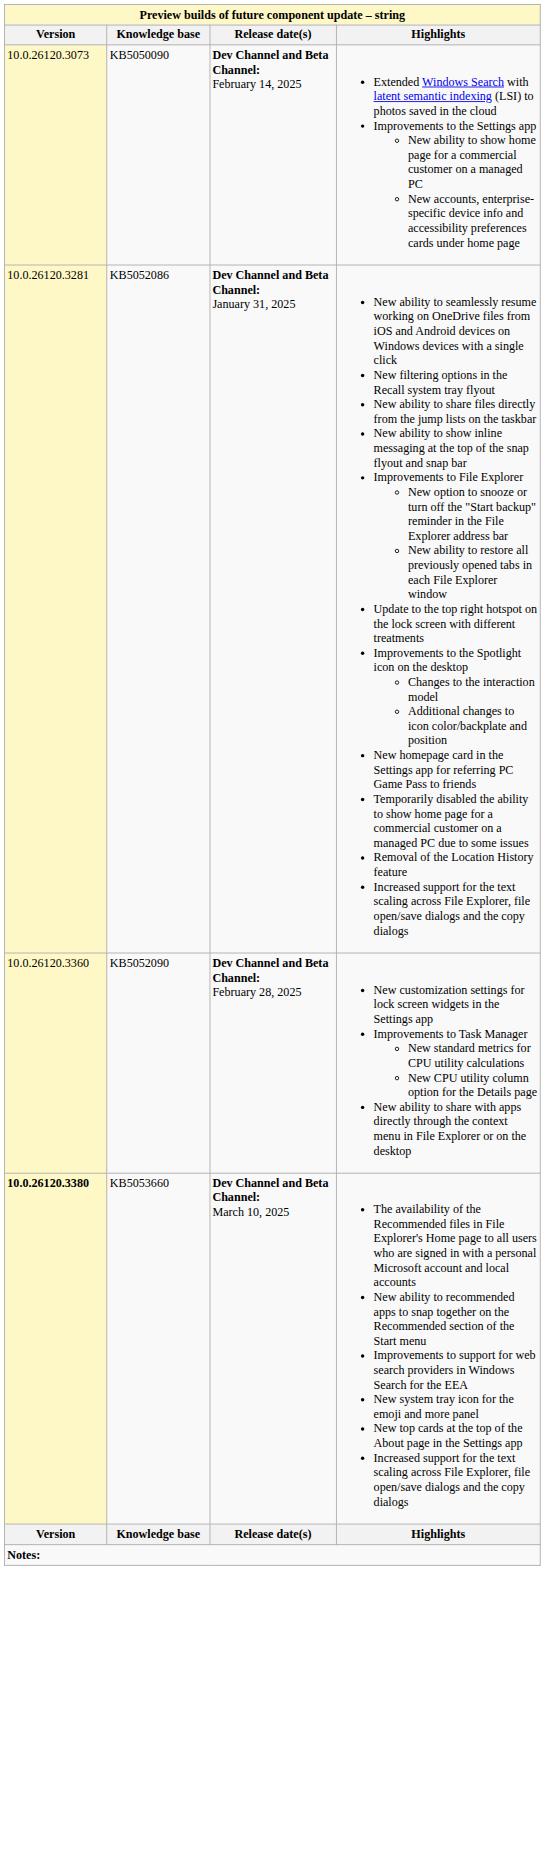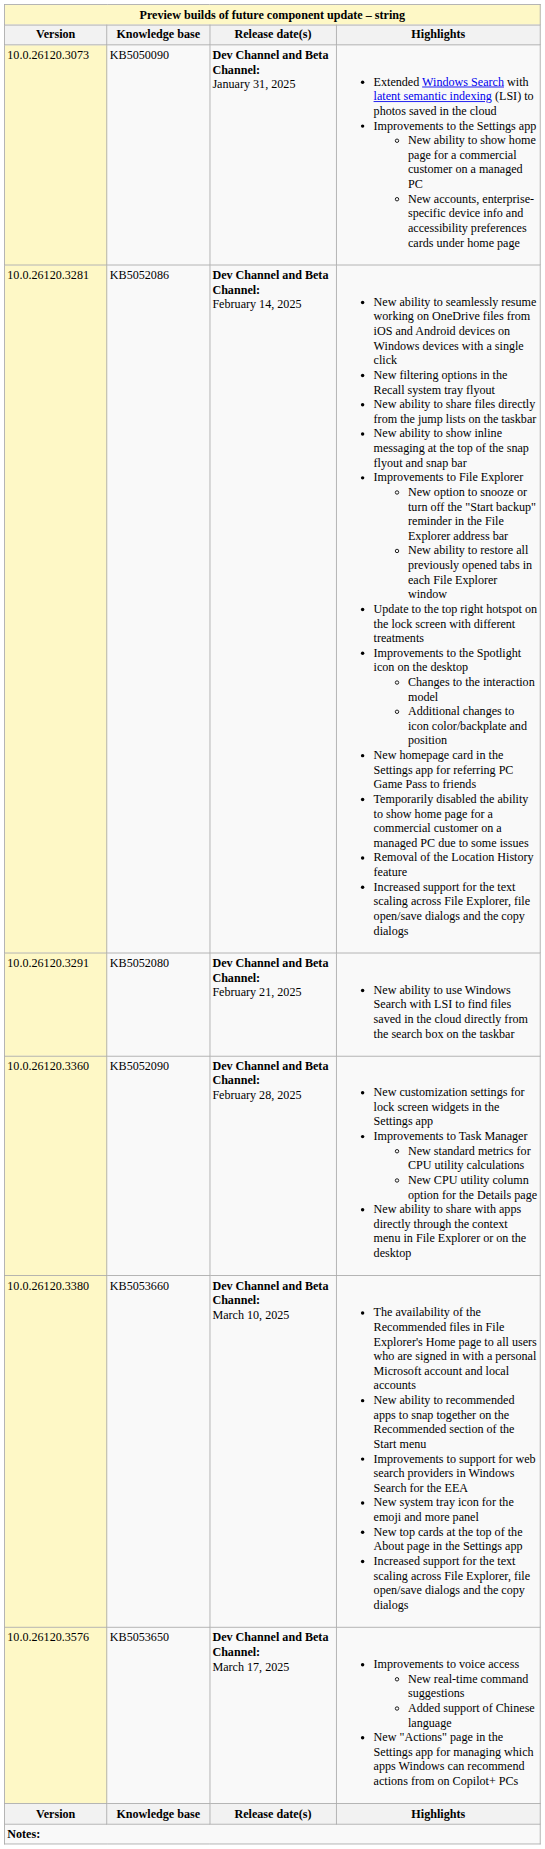(270, 69) Dev Channel and Beta Channel: February 14, 2025 -> (270, 69) Dev Channel and Beta Channel: January 31, 2025
(270, 289) Dev Channel and Beta Channel: January 31, 2025 -> (270, 289) Dev Channel and Beta Channel: February 14, 2025
+ row: (139, 963)
(48, 1183) bold -> (48, 1286) normal
+ row: (139, 1637)
